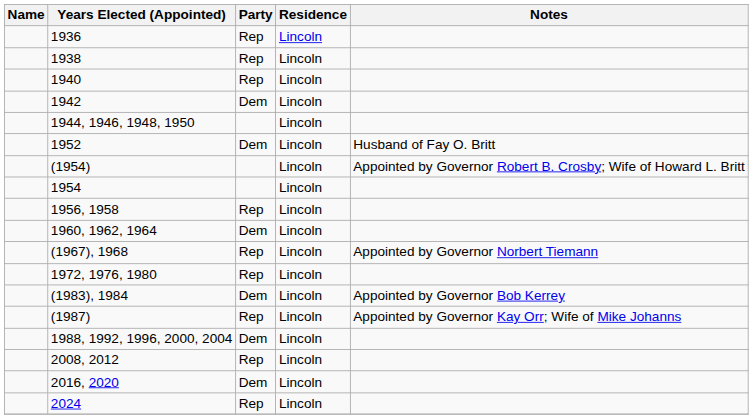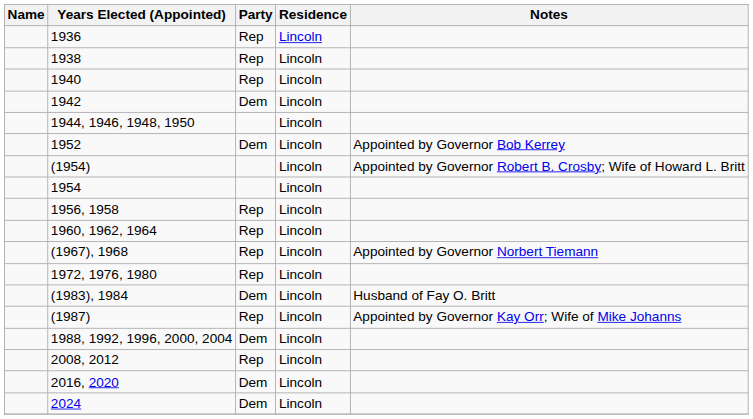(424, 144) Husband of Fay O. Britt -> (459, 144) Appointed by Governor Bob Kerrey
(253, 230) Dem -> (251, 230) Rep
(459, 295) Appointed by Governor Bob Kerrey -> (424, 295) Husband of Fay O. Britt
(251, 403) Rep -> (253, 403) Dem
